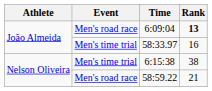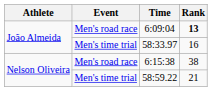(106, 62) Men's time trial -> (106, 62) Men's road race
(106, 78) Men's road race -> (106, 78) Men's time trial
